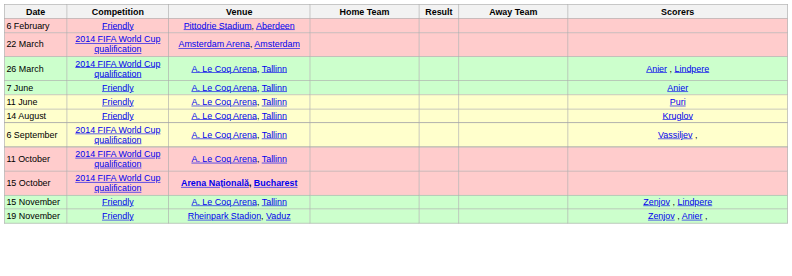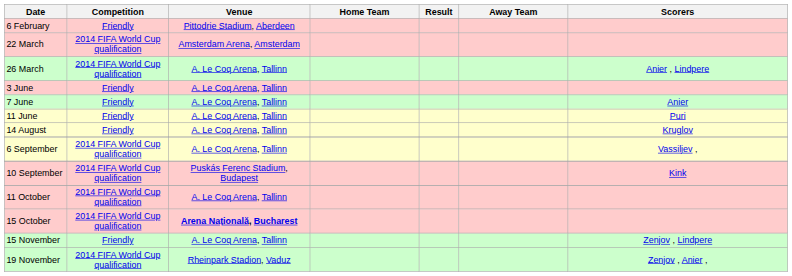+ row: (20, 88)
+ row: (34, 173)
(118, 217) Friendly -> (118, 260) 2014 FIFA World Cup qualification
